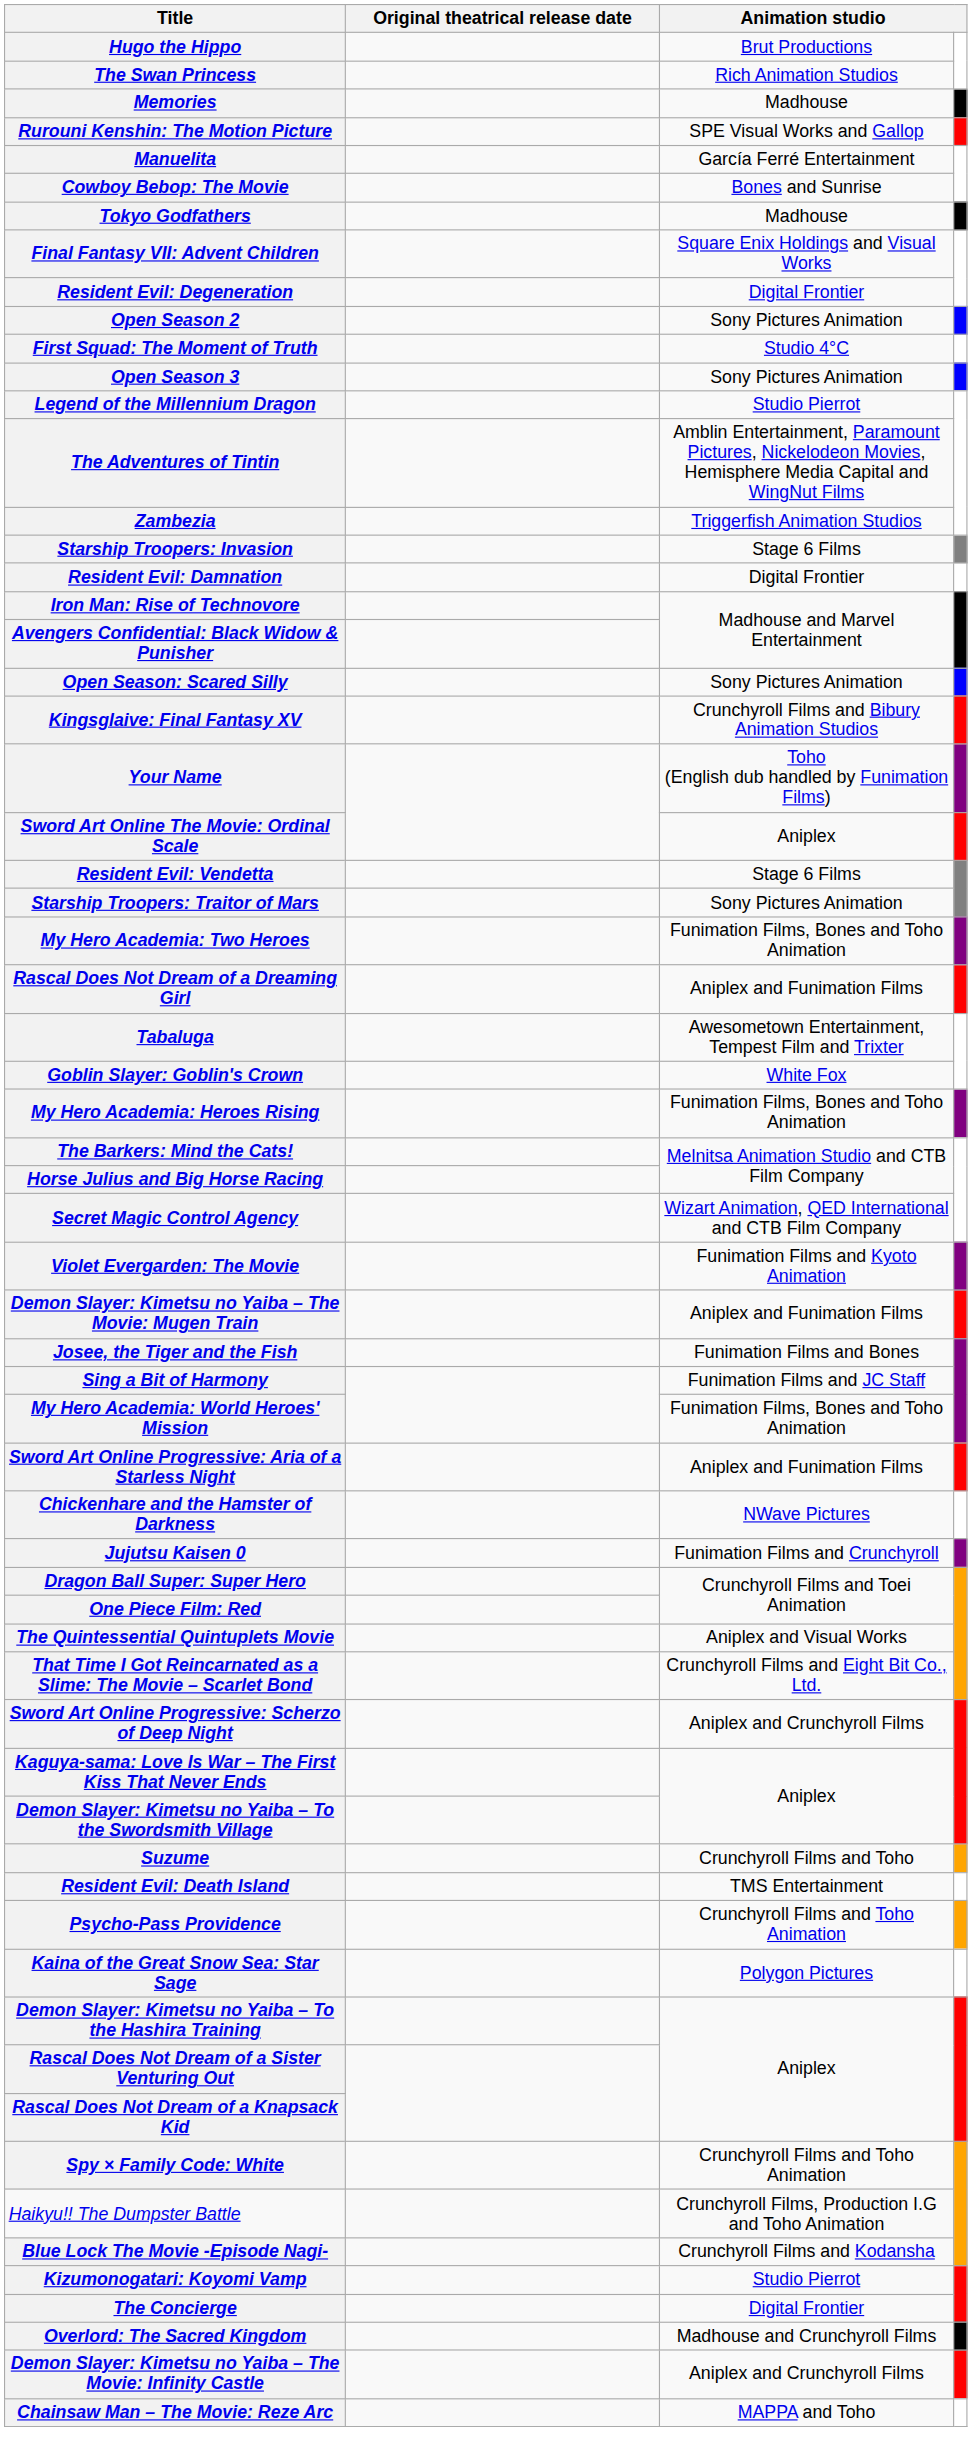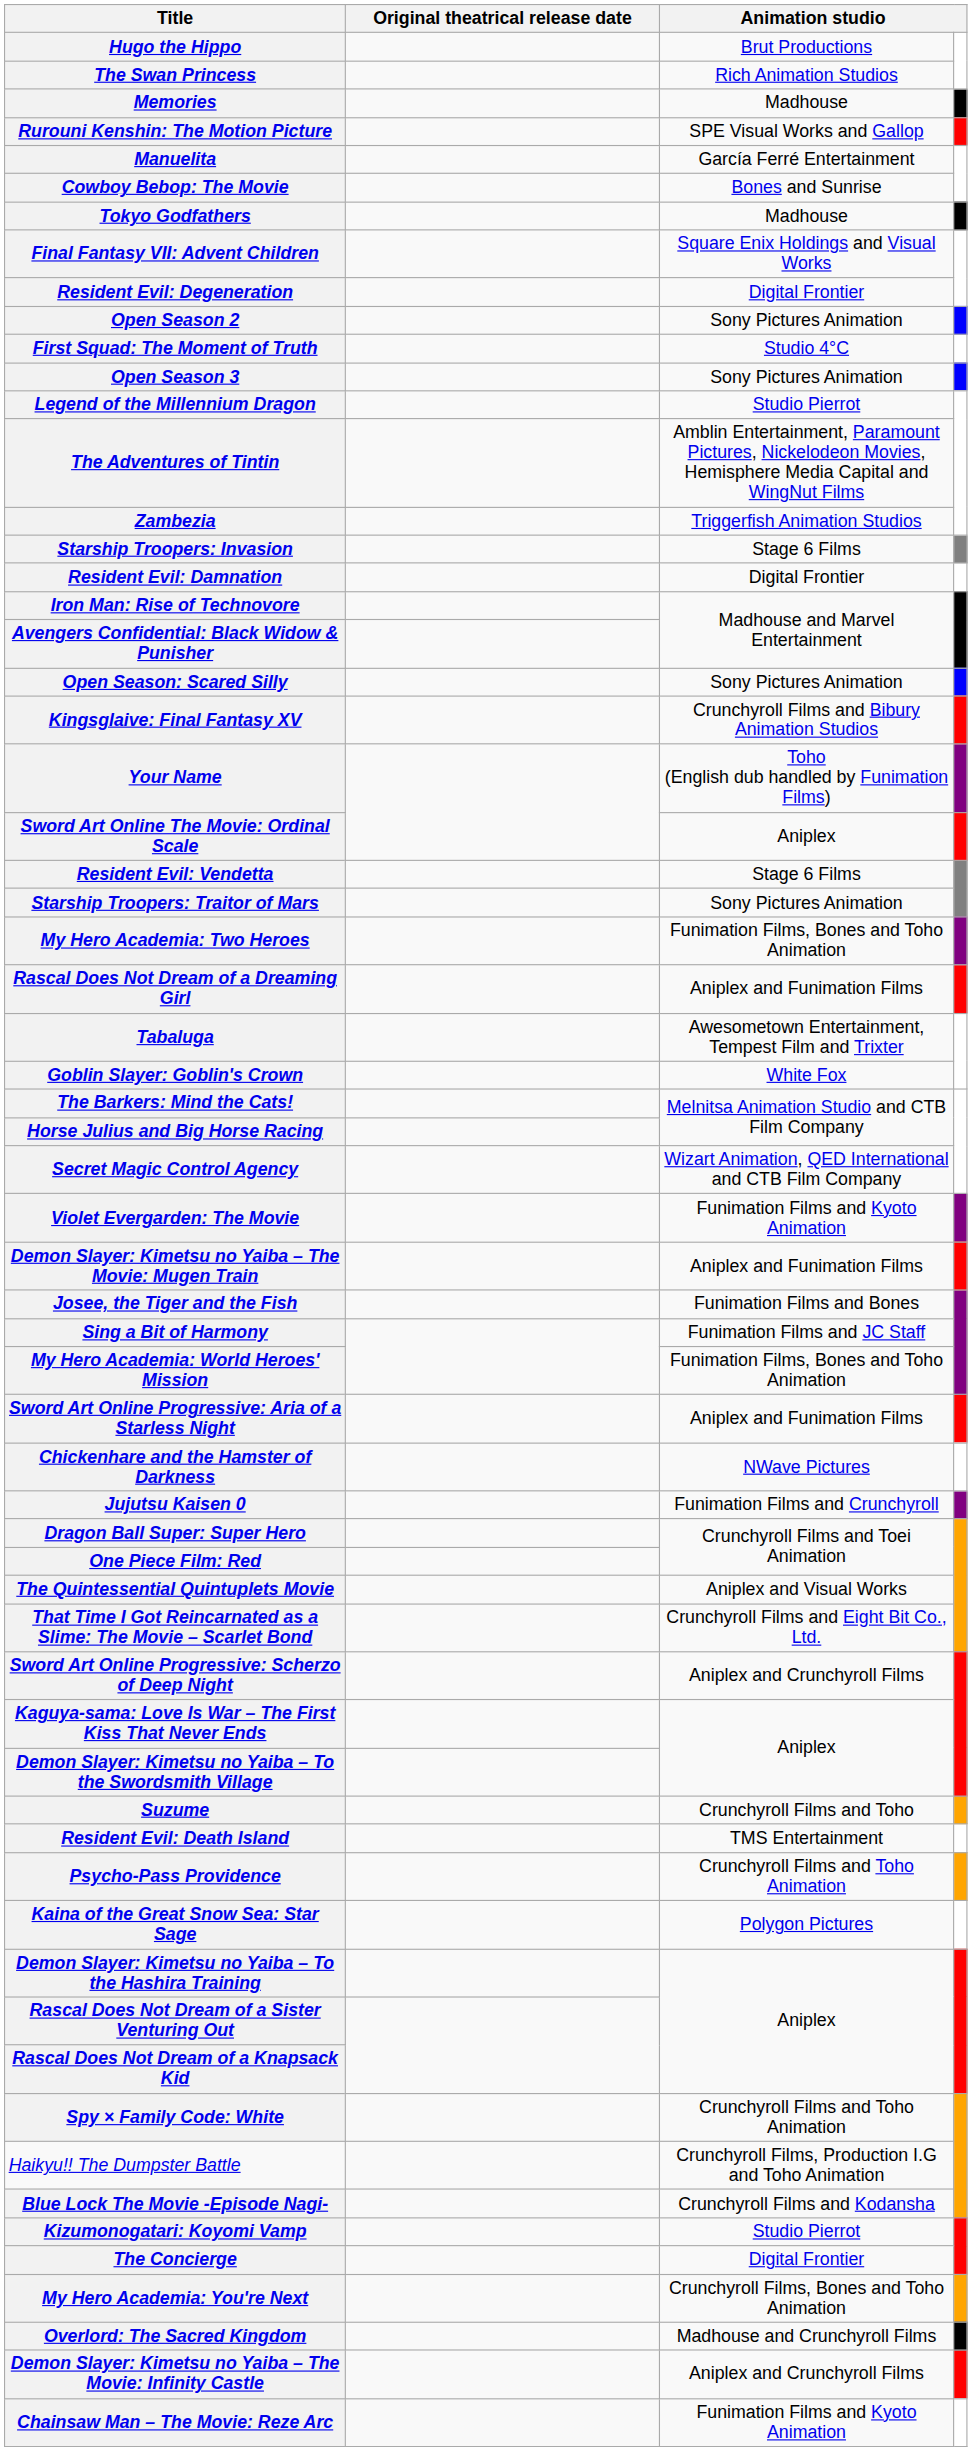- row: (175, 1113)
+ row: (175, 2297)
(806, 2412) MAPPA and Toho -> (806, 2422) Funimation Films and Kyoto Animation
